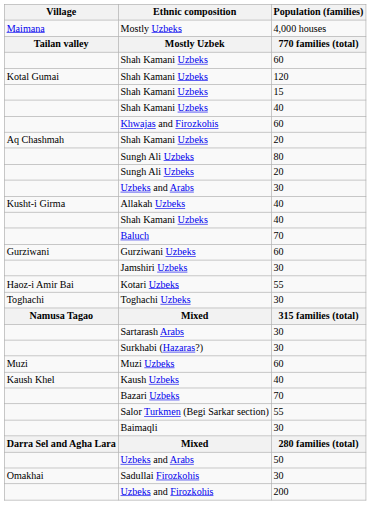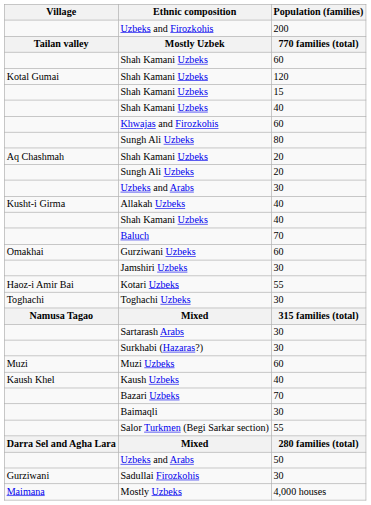rows swapped: (151, 28) <-> (167, 492)
rows swapped: (164, 140) <-> (157, 156)
(28, 252) Gurziwani -> (25, 252) Omakhai
rows swapped: (139, 428) <-> (195, 412)
(25, 476) Omakhai -> (28, 476) Gurziwani
